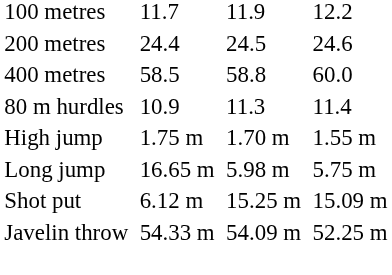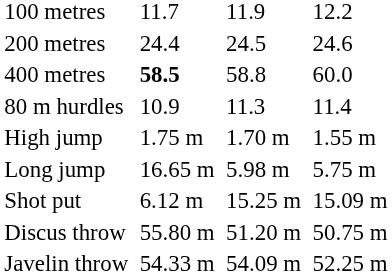(160, 74) normal -> (160, 74) bold
+ row: (65, 232)
